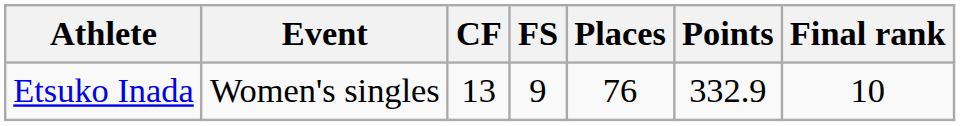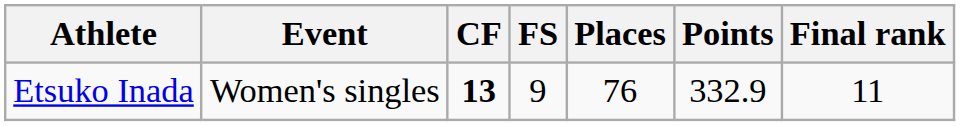(479, 90) normal -> (479, 90) bold
(868, 90) 10 -> (868, 90) 11
